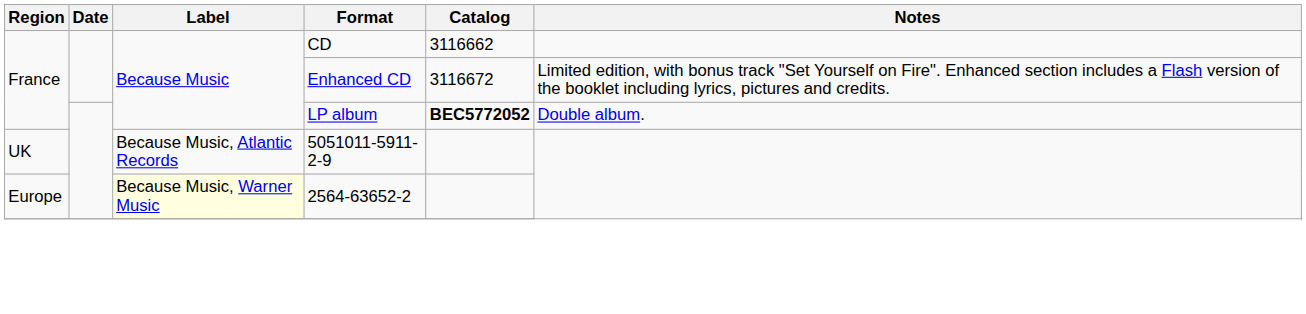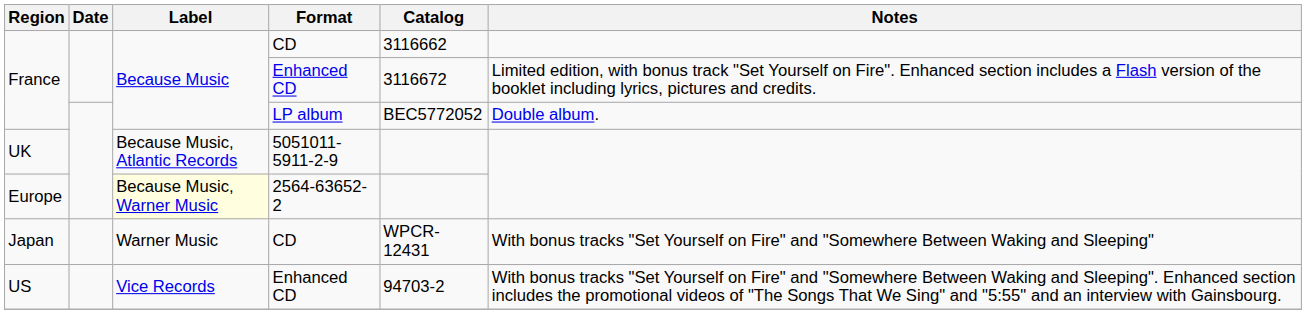(480, 115) bold -> (433, 115) normal
+ row: (31, 241)
+ row: (20, 286)
